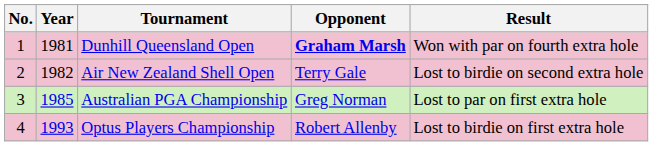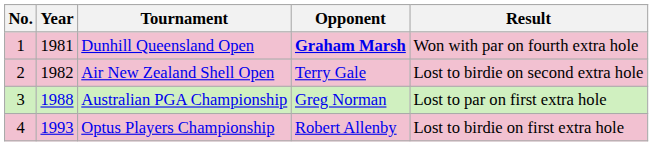(57, 100) 1985 -> (57, 100) 1988
